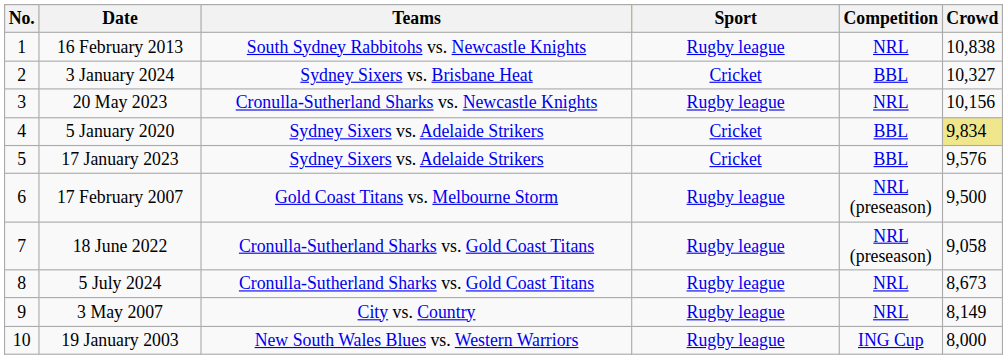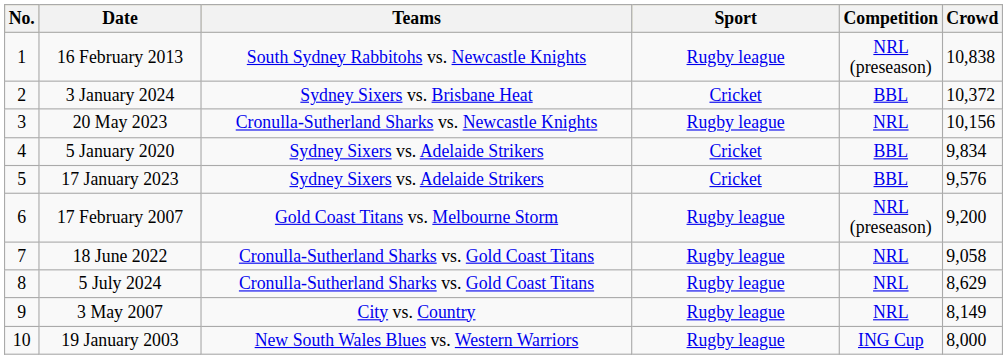(891, 46) NRL -> (891, 56) NRL (preseason)
(971, 74) 10,327 -> (971, 94) 10,372
(966, 131) khaki background -> (966, 151) no background
(966, 197) 9,500 -> (966, 217) 9,200
(891, 245) NRL (preseason) -> (891, 255) NRL
(966, 283) 8,673 -> (966, 283) 8,629
